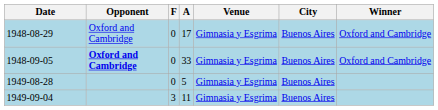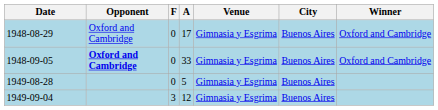(186, 97) 11 -> (186, 97) 12
